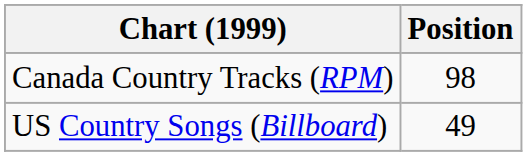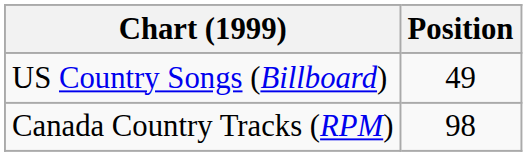rows swapped: (203, 77) <-> (200, 126)
